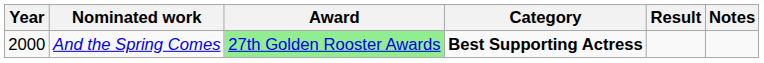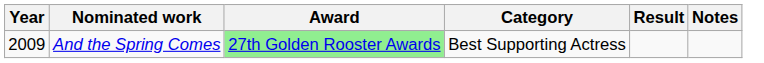(27, 44) 2000 -> (27, 44) 2009
(545, 44) bold -> (537, 44) normal
